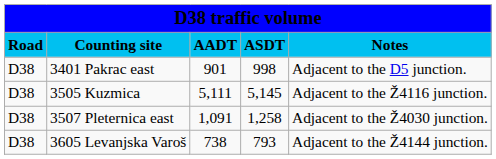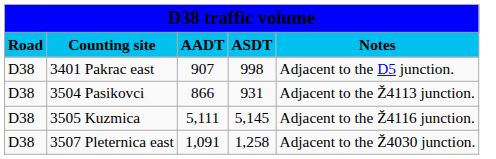(215, 69) 901 -> (203, 69) 907
+ row: (97, 93)
- row: (118, 142)
